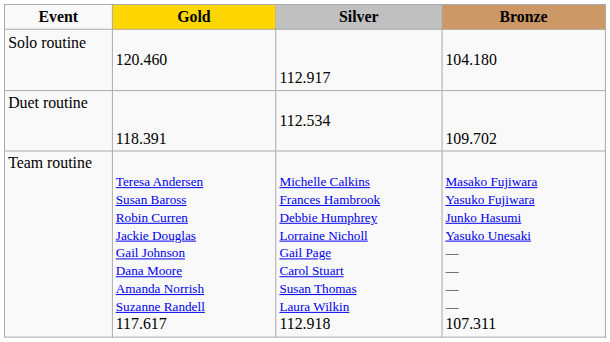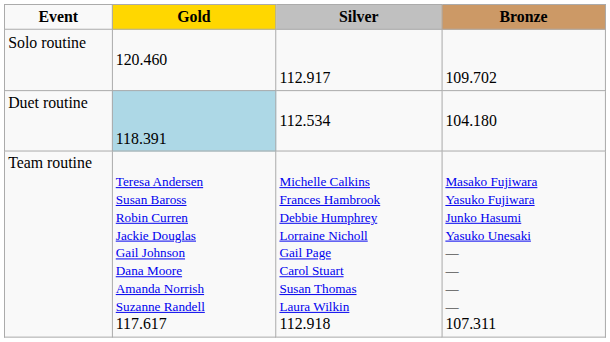(471, 60) 104.180 -> (471, 77) 109.702
(141, 138) no background -> (141, 138) lightblue background
(471, 138) 109.702 -> (471, 120) 104.180
